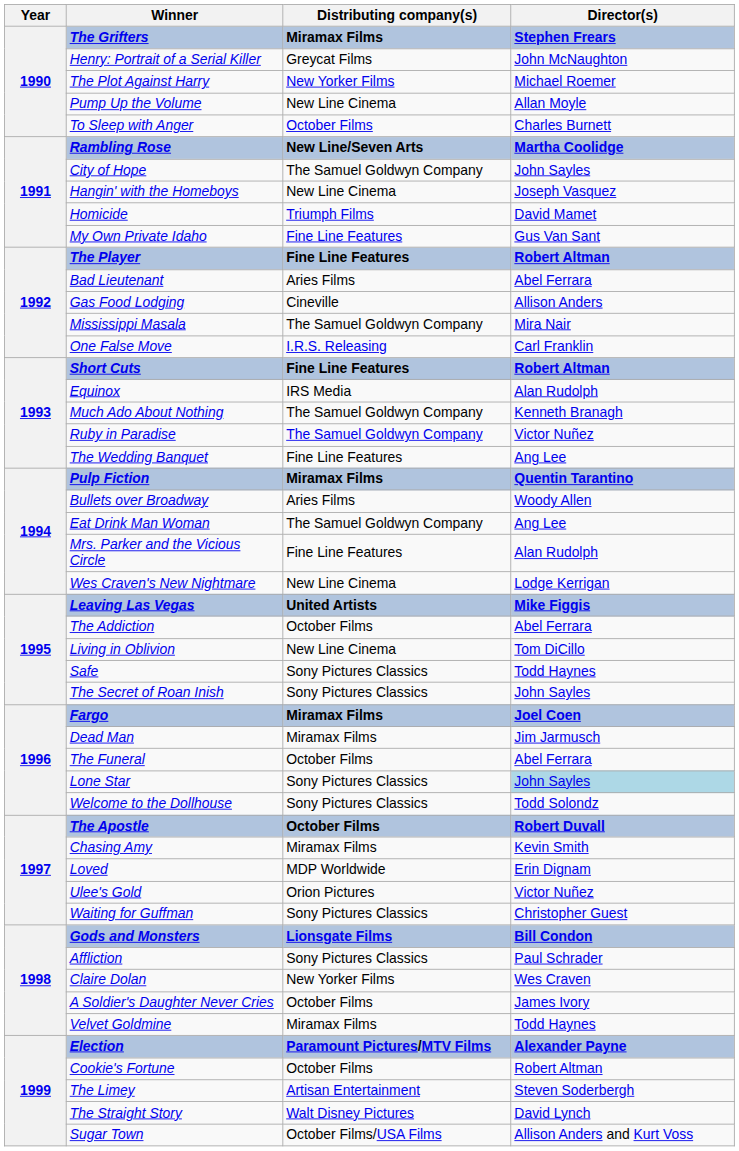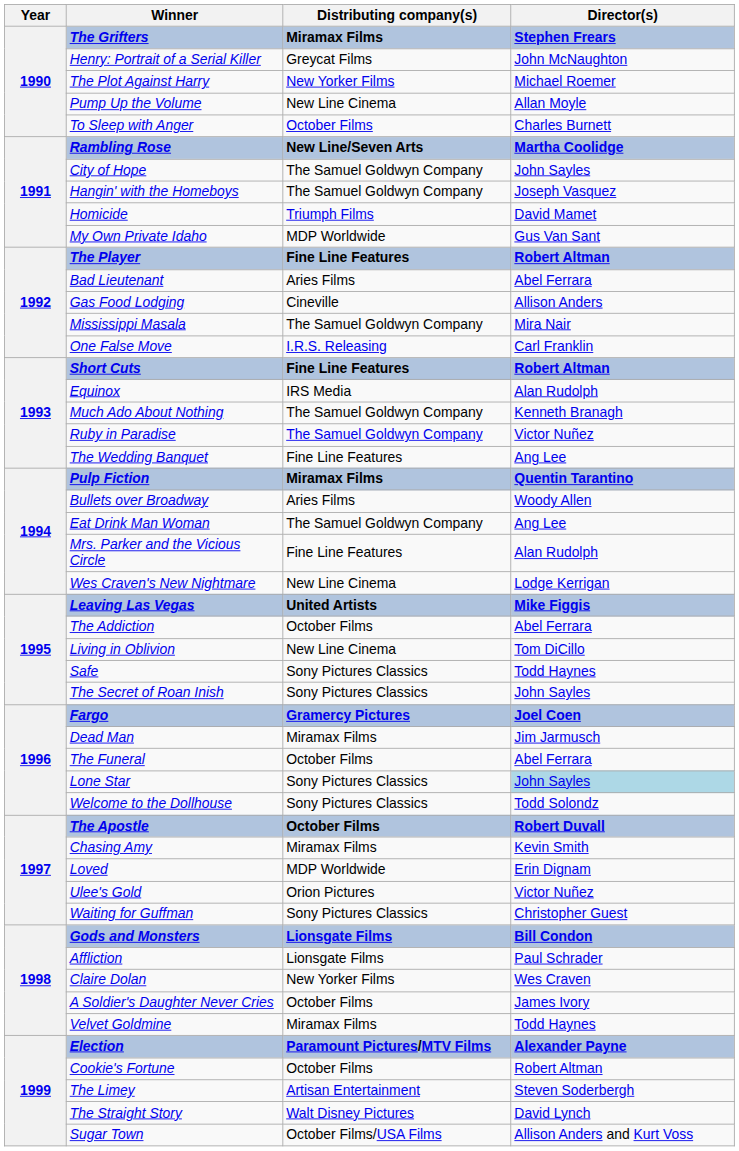(341, 192) New Line Cinema -> (384, 192) The Samuel Goldwyn Company
(344, 236) Fine Line Features -> (336, 236) MDP Worldwide
(335, 715) Miramax Films -> (348, 715) Gramercy Pictures
(357, 958) Sony Pictures Classics -> (335, 958) Lionsgate Films
